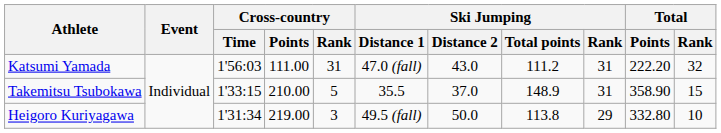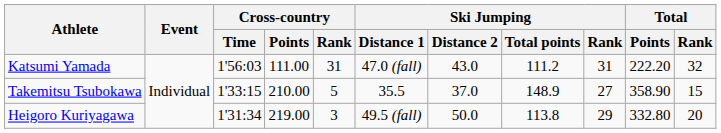(605, 91) 31 -> (605, 91) 27
(695, 116) 10 -> (695, 116) 20
